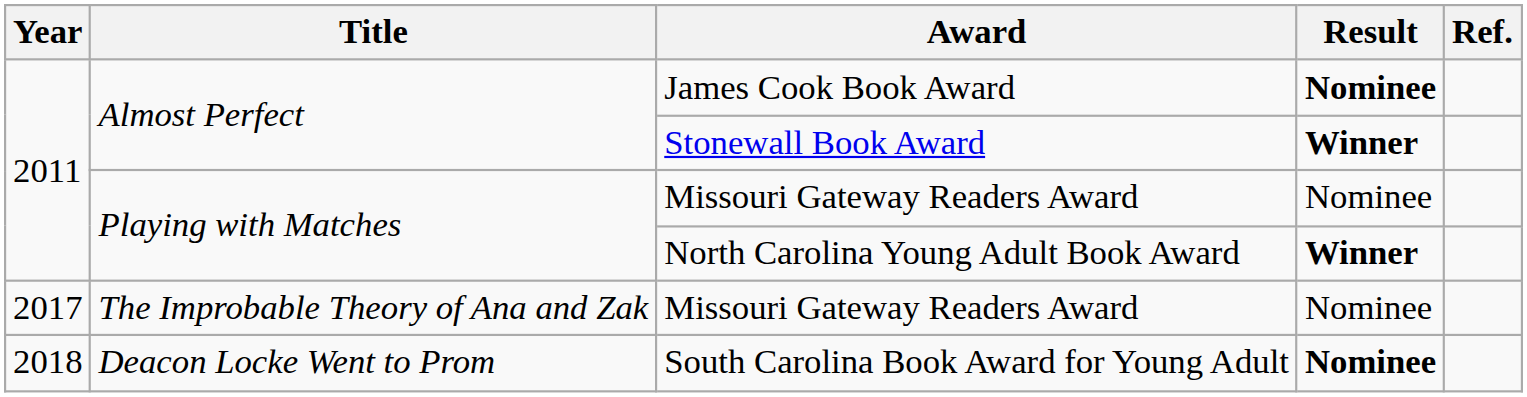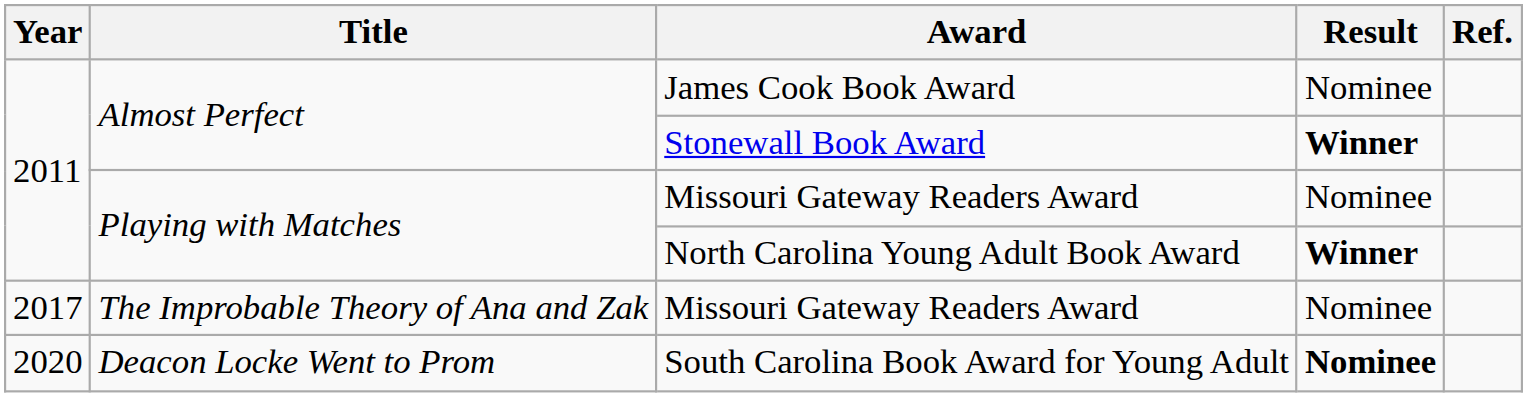(1371, 87) bold -> (1369, 87) normal
(48, 362) 2018 -> (48, 362) 2020
